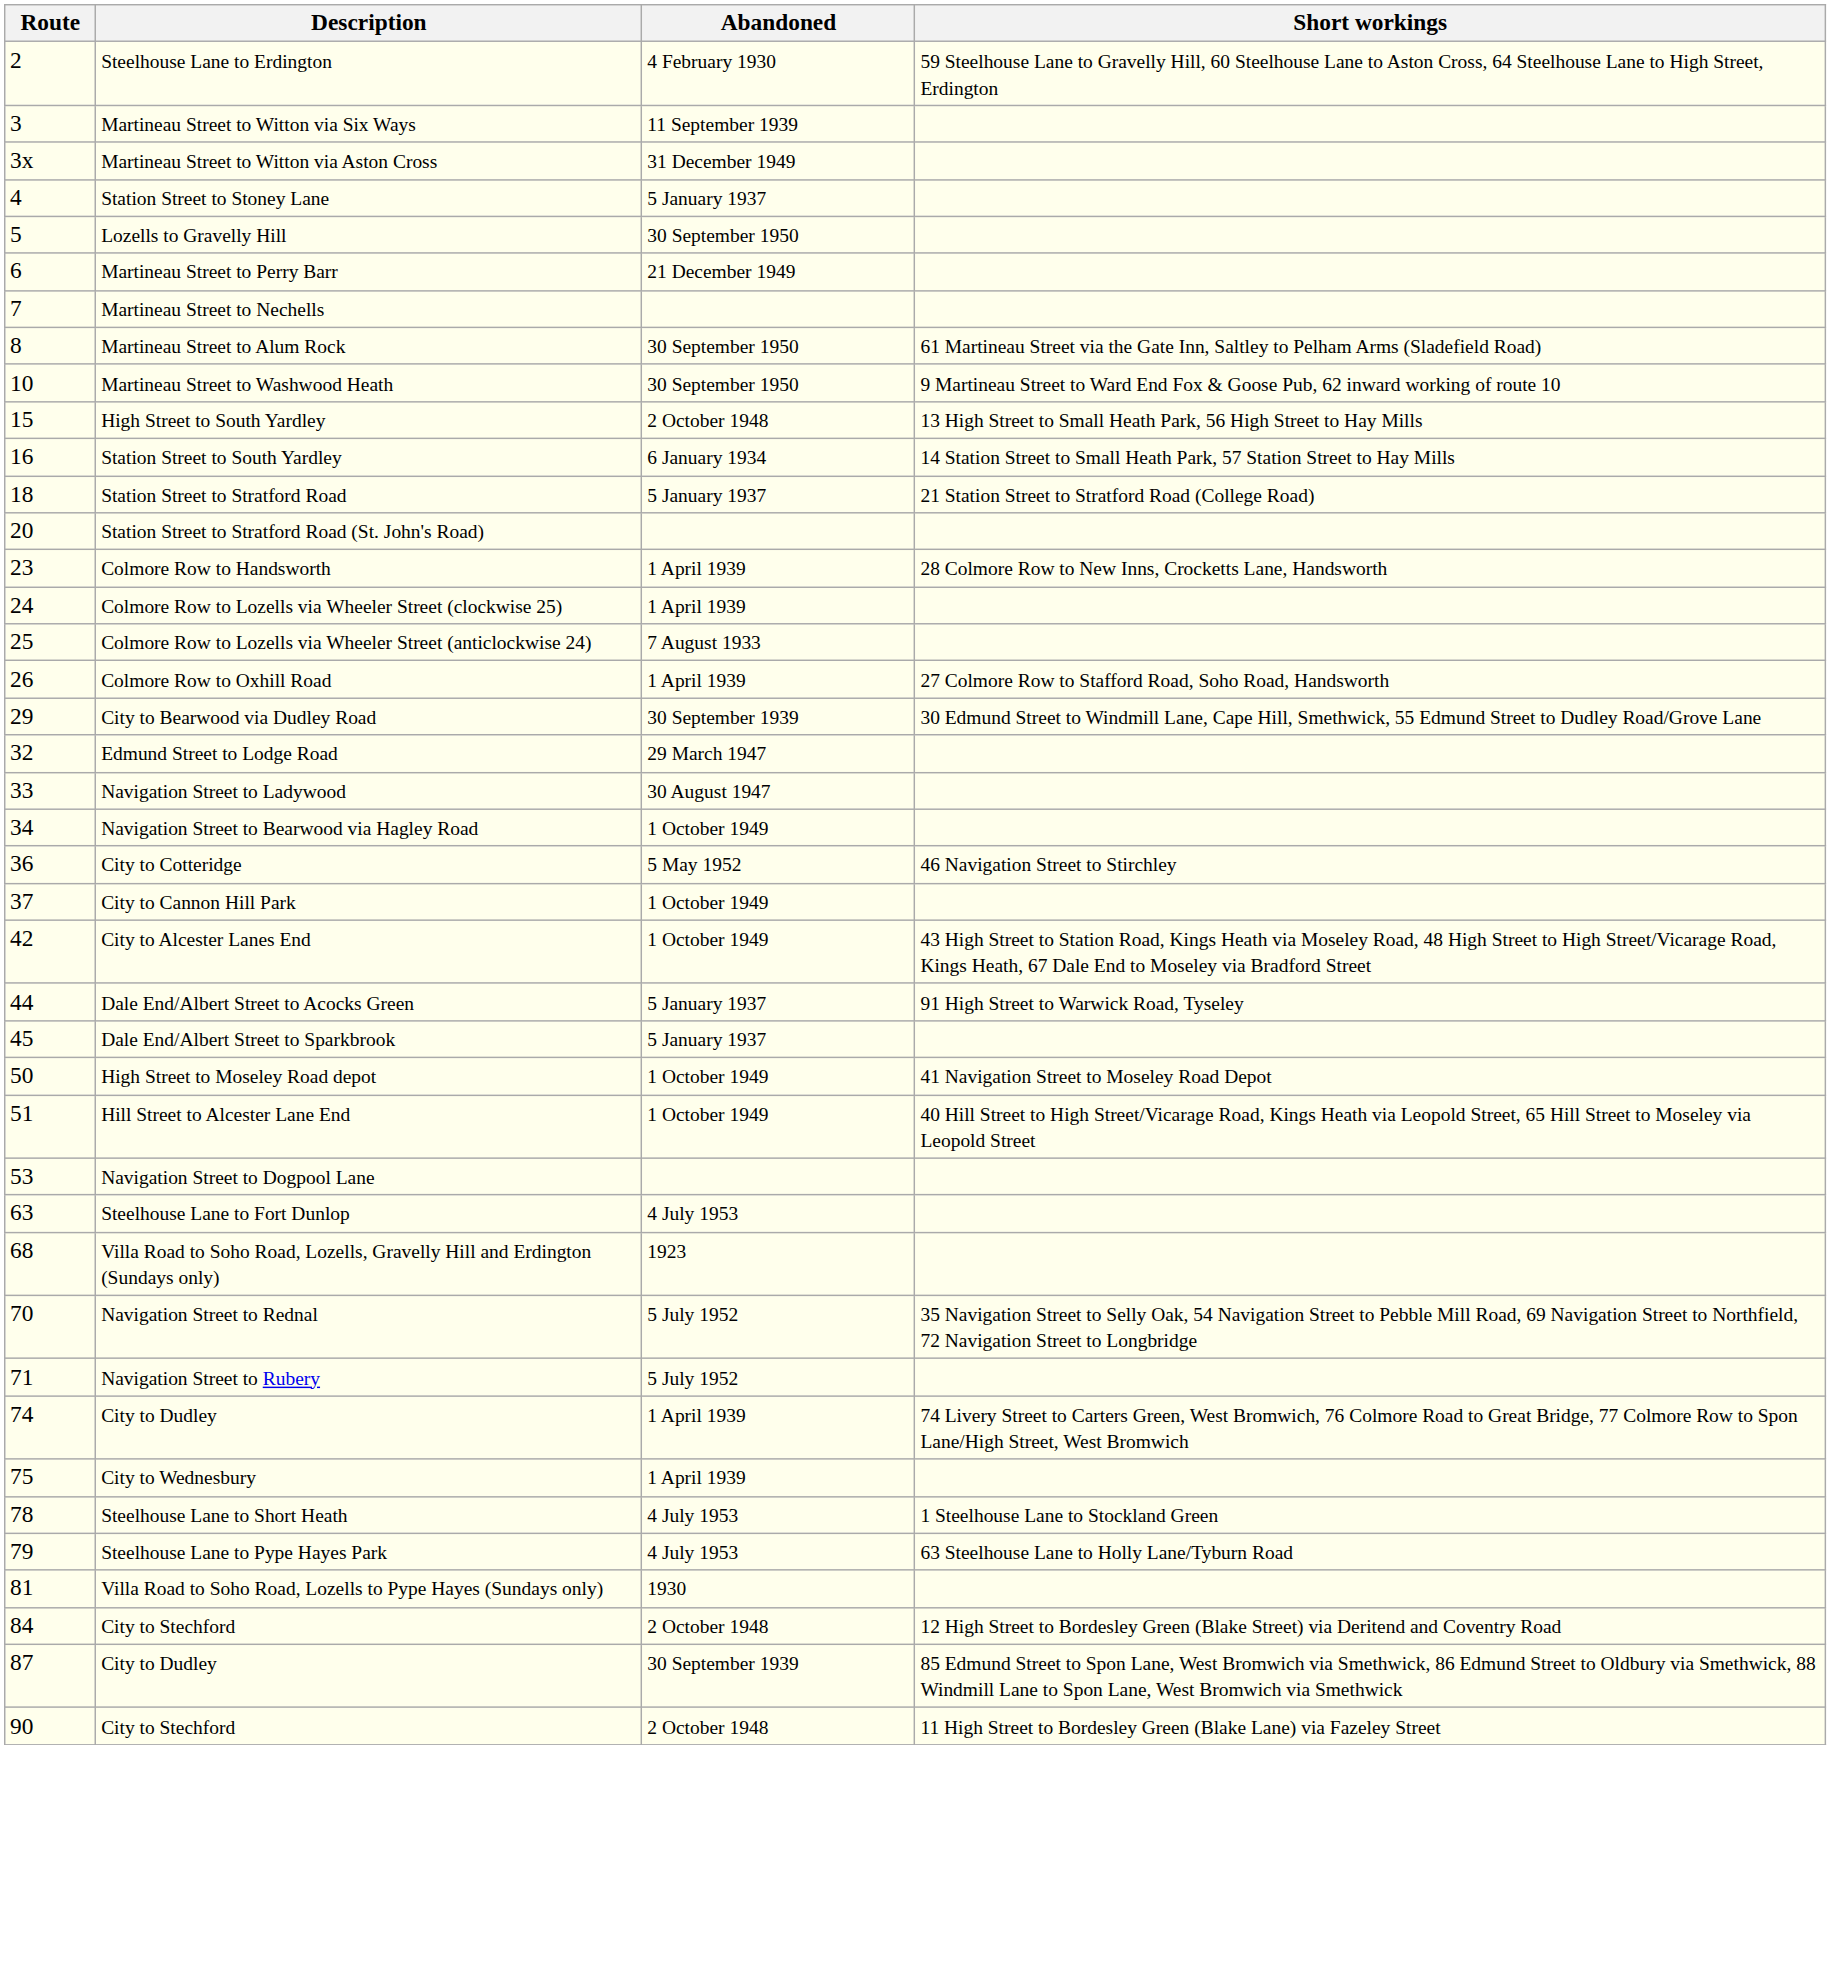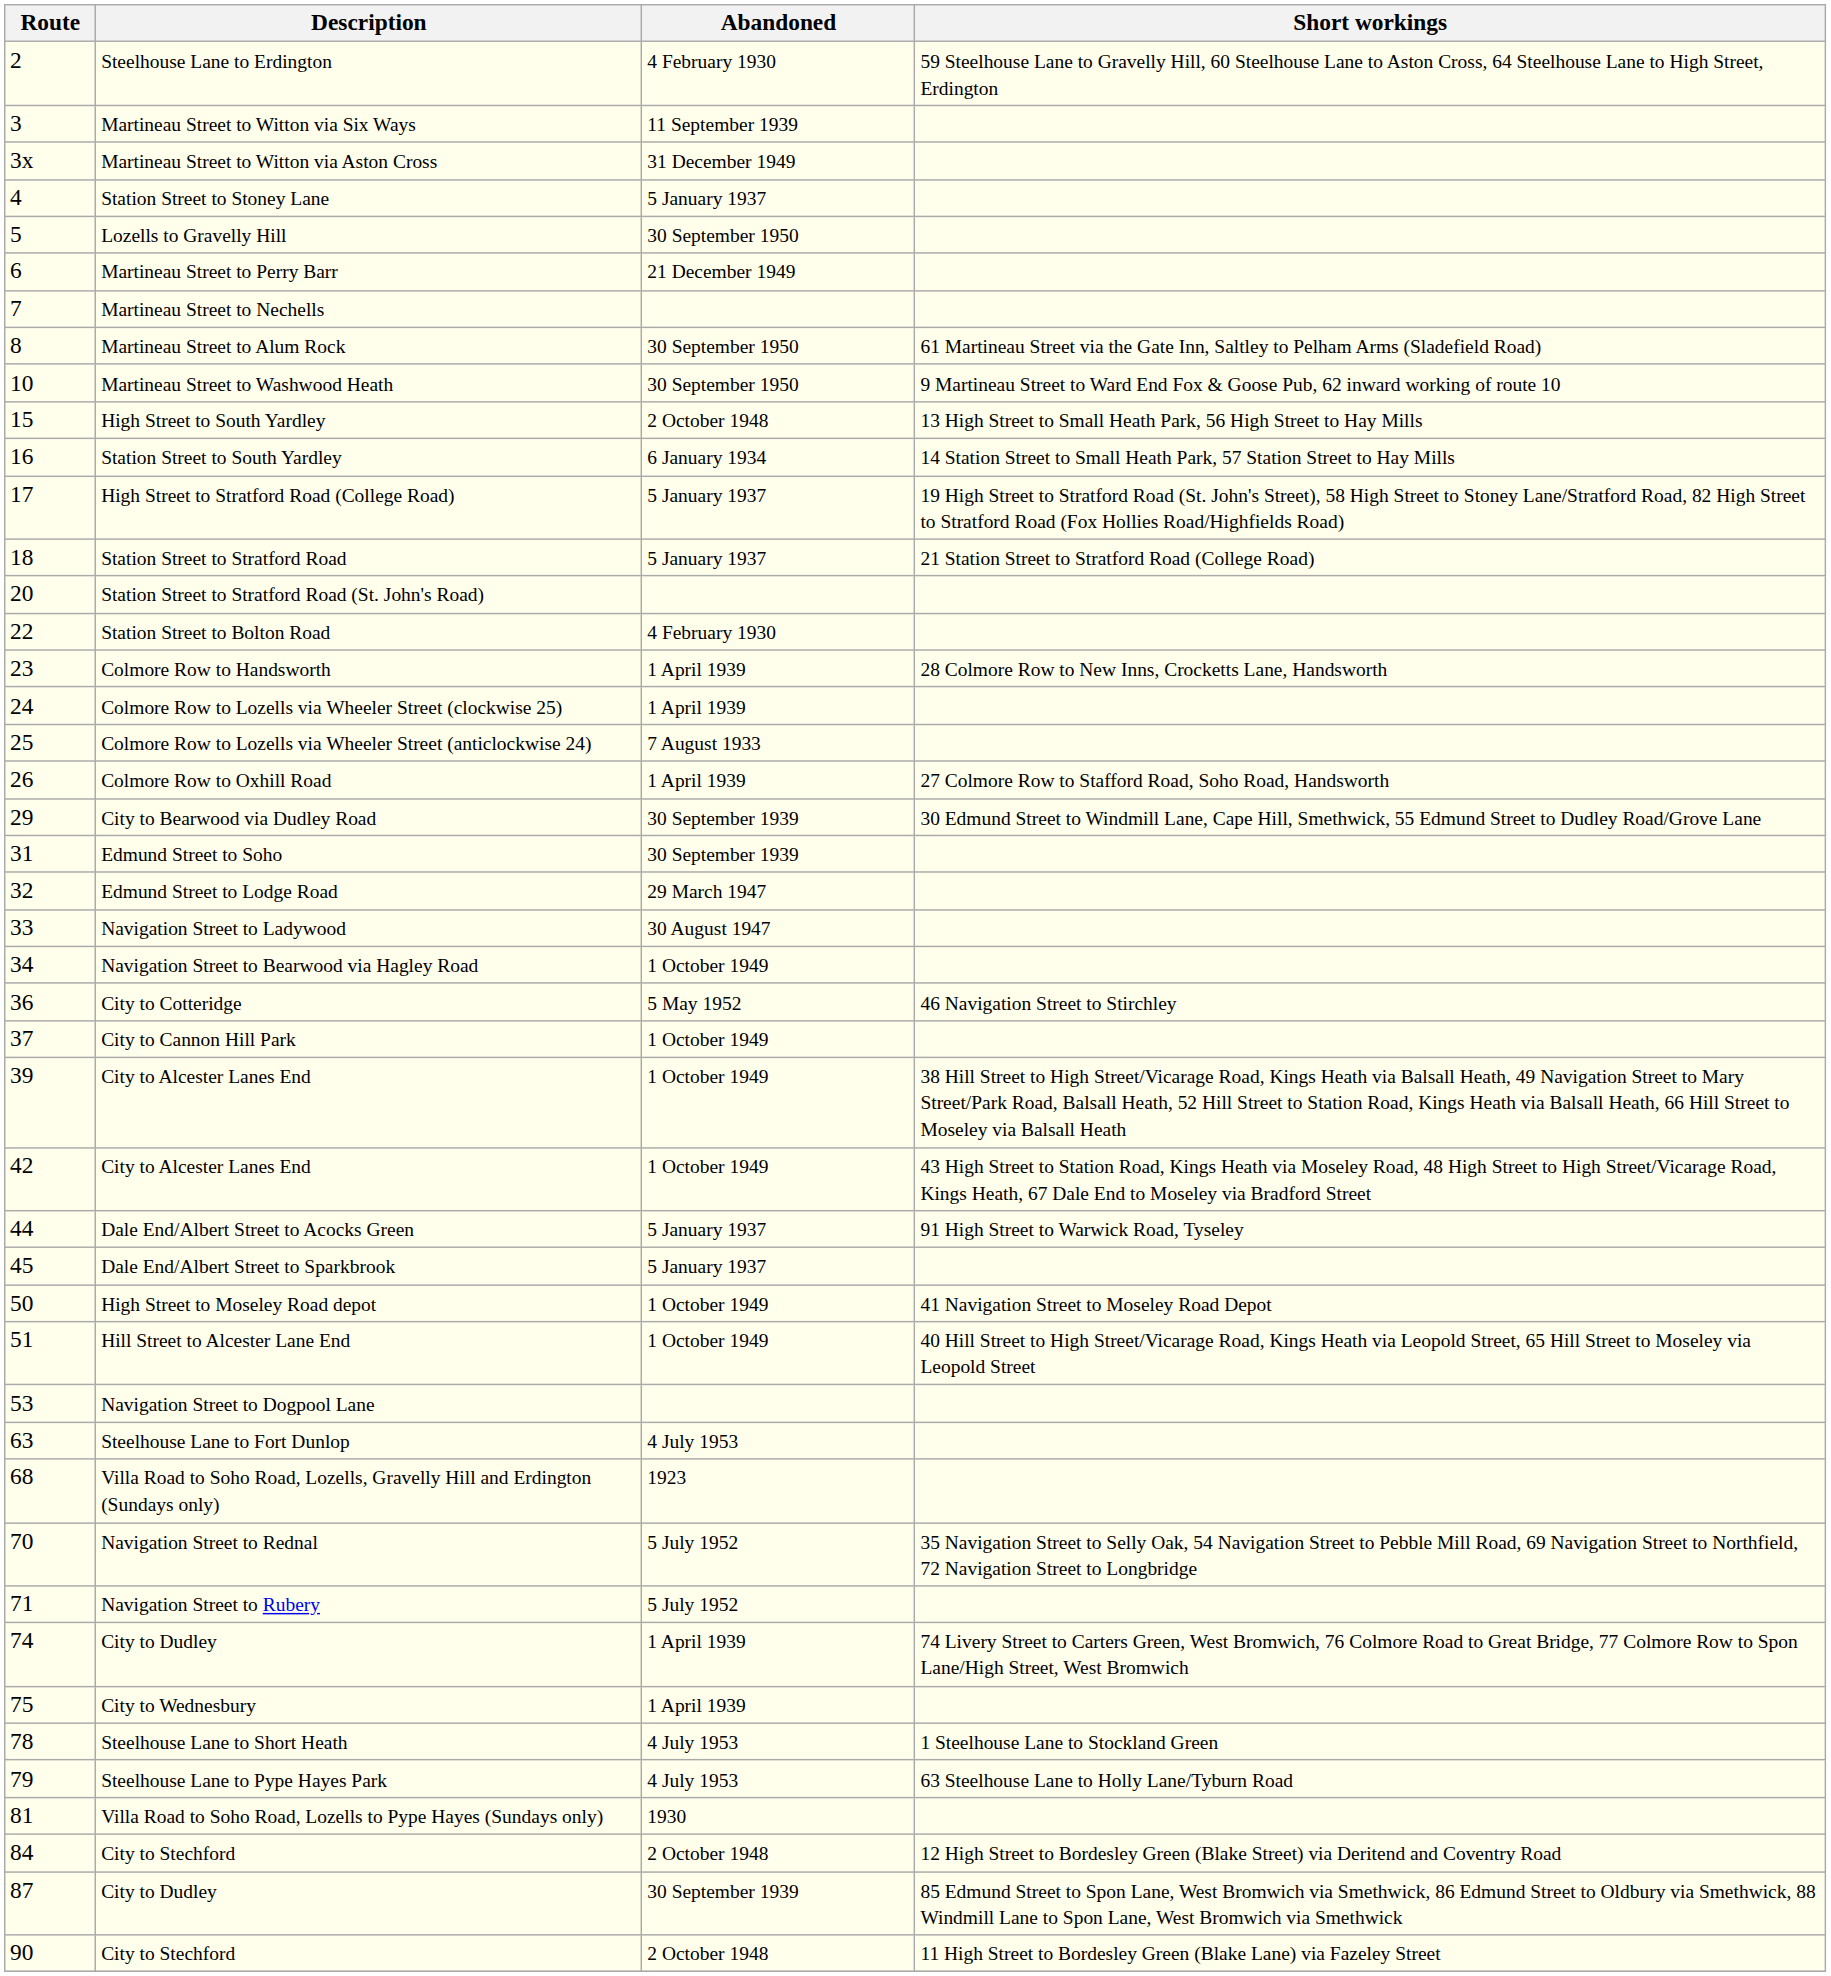+ row: (22, 493)
+ row: (22, 631)
+ row: (22, 853)
+ row: (22, 1075)
